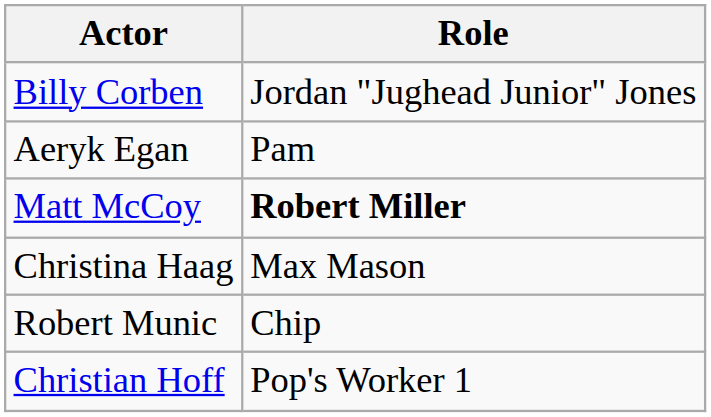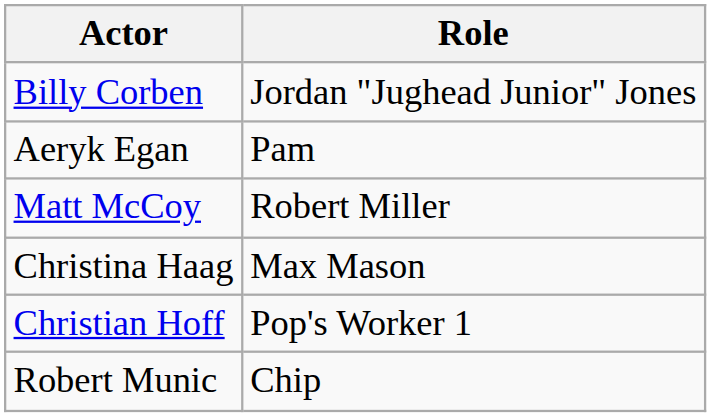(358, 206) bold -> (350, 206) normal
rows swapped: (119, 380) <-> (115, 322)
